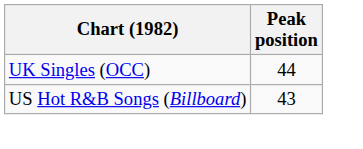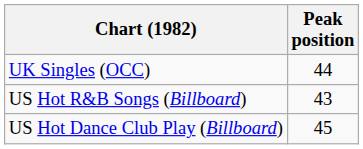+ row: (146, 128)
